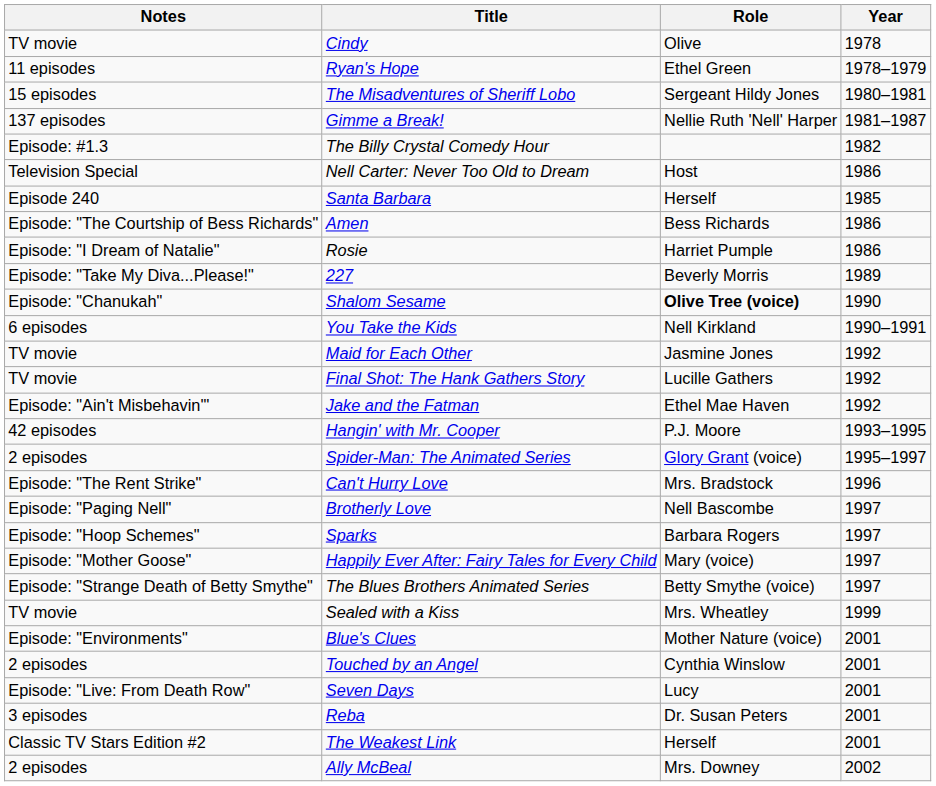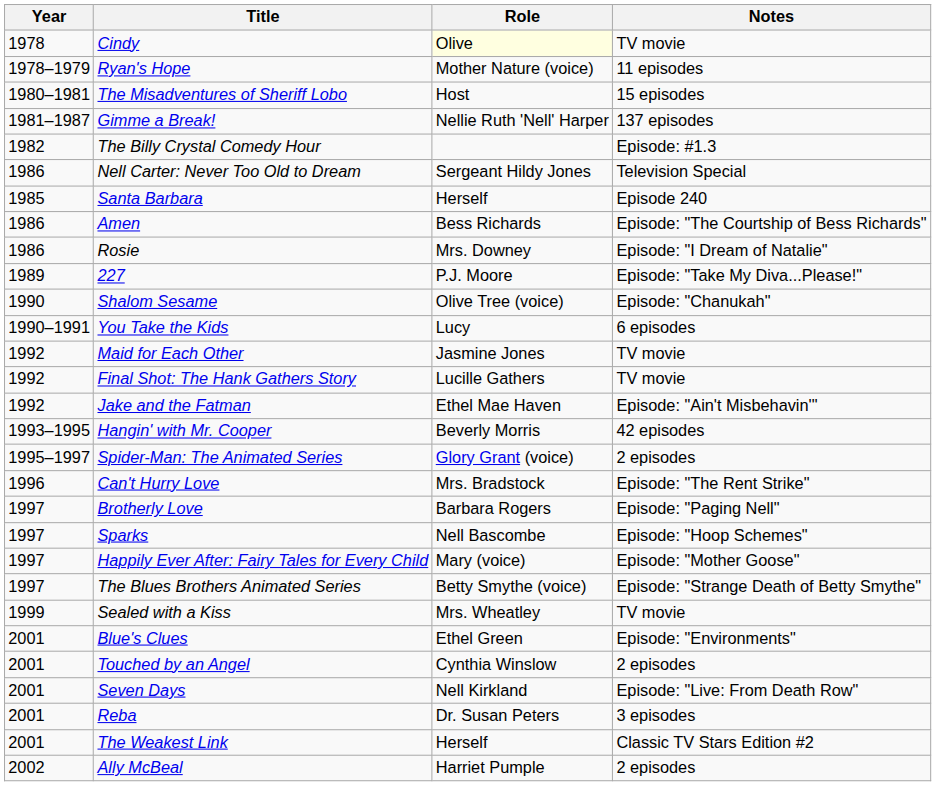columns swapped: (886, 17) <-> (163, 17)
(683, 43) no background -> (454, 43) lightyellow background
(708, 69) Ethel Green -> (515, 69) Mother Nature (voice)
(742, 95) Sergeant Hildy Jones -> (453, 95) Host
(681, 172) Host -> (513, 172) Sergeant Hildy Jones
(719, 250) Harriet Pumple -> (483, 250) Mrs. Downey
(716, 276) Beverly Morris -> (474, 276) P.J. Moore
(732, 302) bold -> (500, 302) normal
(710, 328) Nell Kirkland -> (453, 328) Lucy
(703, 431) P.J. Moore -> (488, 431) Beverly Morris
(719, 509) Nell Bascombe -> (493, 509) Barbara Rogers
(722, 535) Barbara Rogers -> (491, 535) Nell Bascombe
(743, 638) Mother Nature (voice) -> (479, 638) Ethel Green
(681, 690) Lucy -> (482, 690) Nell Kirkland
(712, 768) Mrs. Downey -> (490, 768) Harriet Pumple
